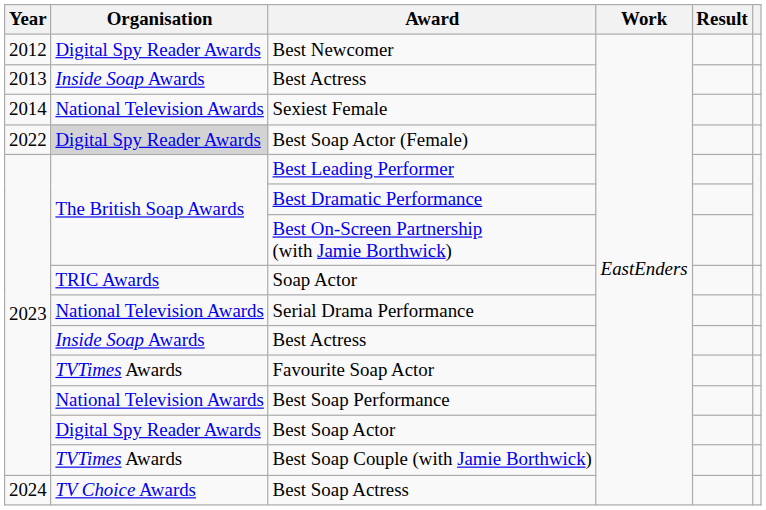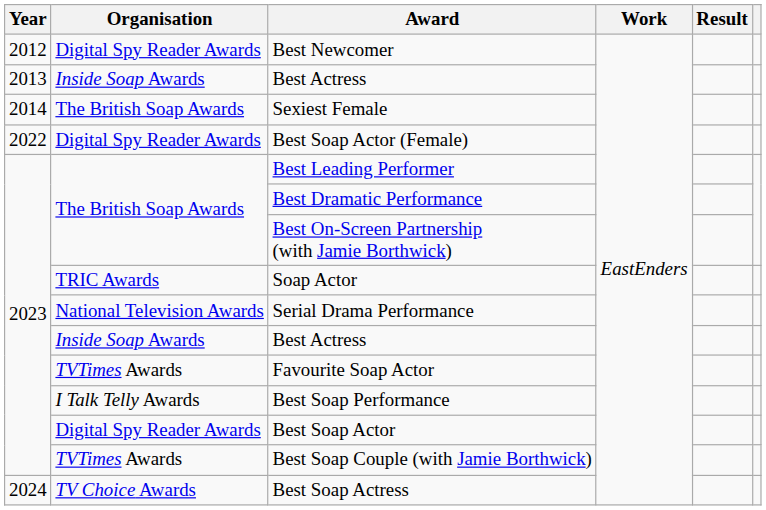(160, 109) National Television Awards -> (150, 109) The British Soap Awards
(158, 139) lightgrey background -> (158, 139) no background
(160, 400) National Television Awards -> (128, 400) I Talk Telly Awards
